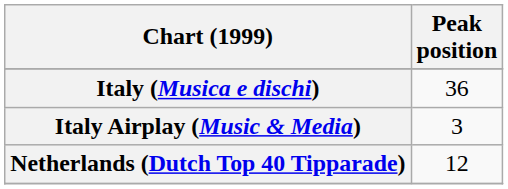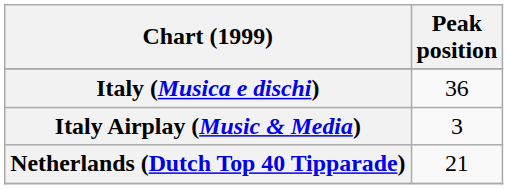(457, 163) 12 -> (457, 163) 21
